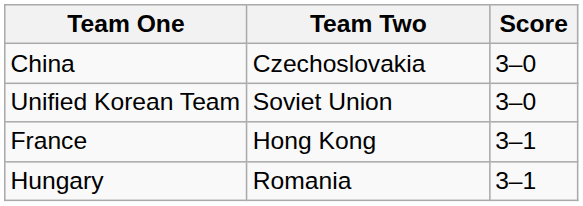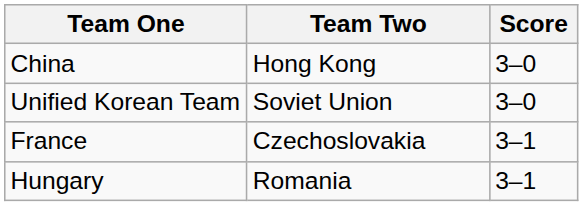(339, 63) Czechoslovakia -> (314, 63) Hong Kong
(314, 141) Hong Kong -> (339, 141) Czechoslovakia
